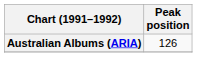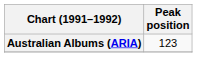(168, 43) 126 -> (168, 43) 123
